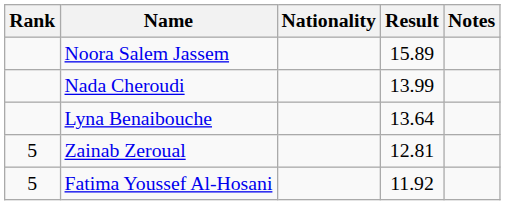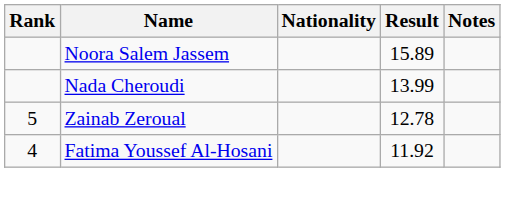- row: (138, 118)
(412, 151) 12.81 -> (412, 118) 12.78
(32, 183) 5 -> (32, 151) 4
